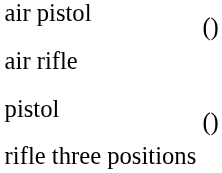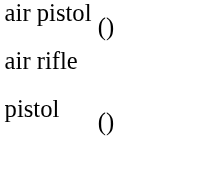- row: (100, 156)
